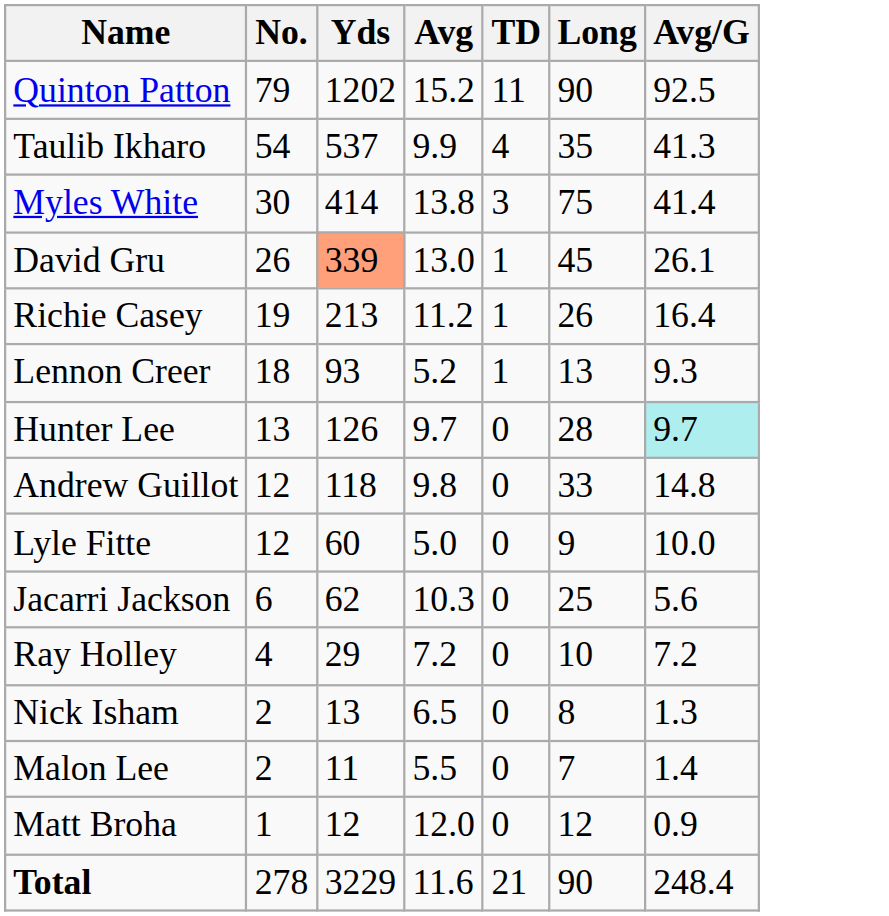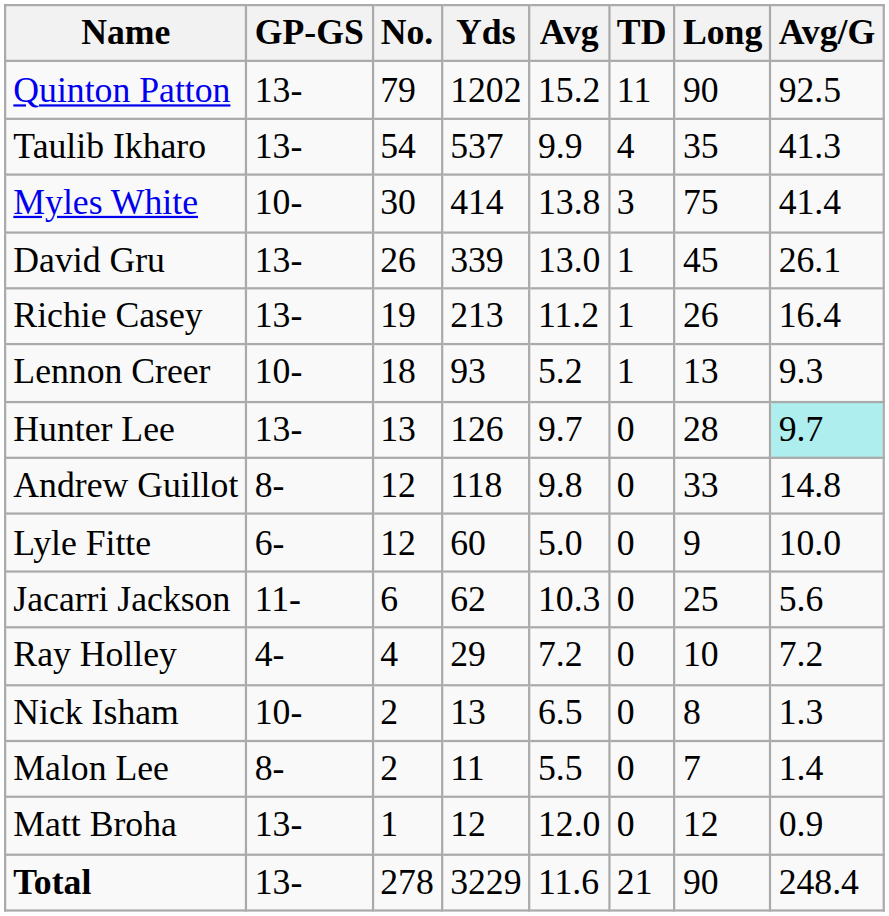+ column: (309, 32)
(351, 259) lightsalmon background -> (477, 259) no background
